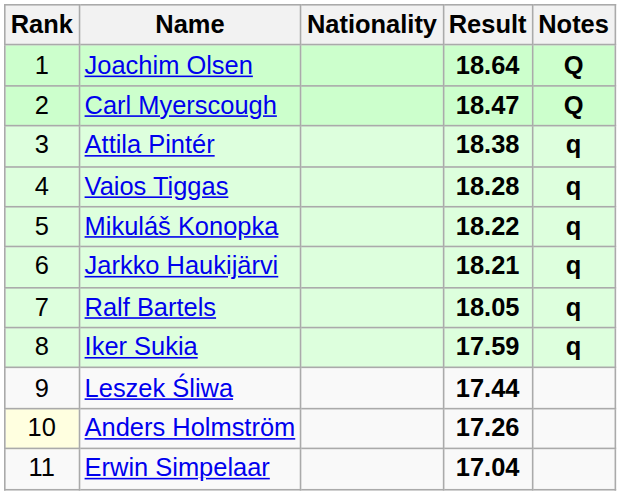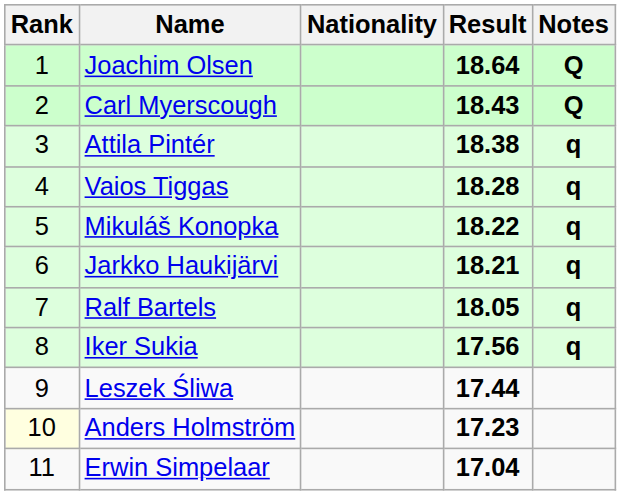(488, 105) 18.47 -> (488, 105) 18.43
(488, 347) 17.59 -> (488, 347) 17.56
(488, 428) 17.26 -> (488, 428) 17.23
